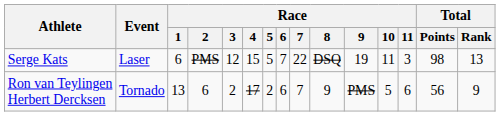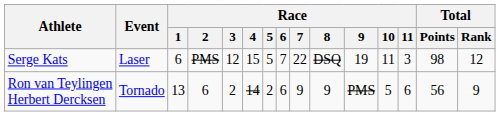(476, 60) 13 -> (476, 60) 12
(253, 91) 17 -> (253, 91) 14
(300, 91) 7 -> (300, 91) 9
